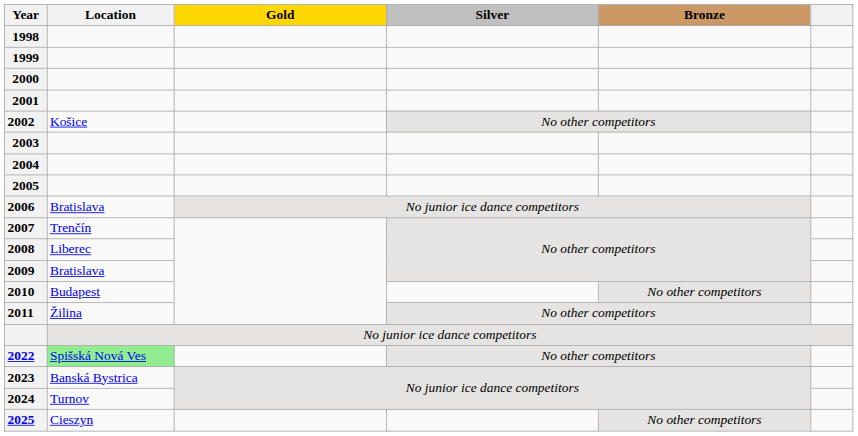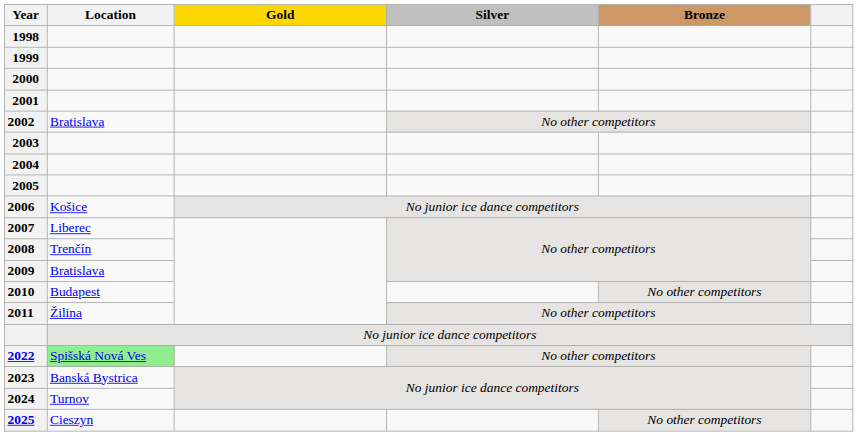(69, 121) Košice -> (77, 121) Bratislava
(77, 206) Bratislava -> (69, 206) Košice
(71, 228) Trenčín -> (70, 228) Liberec
(70, 249) Liberec -> (71, 249) Trenčín
